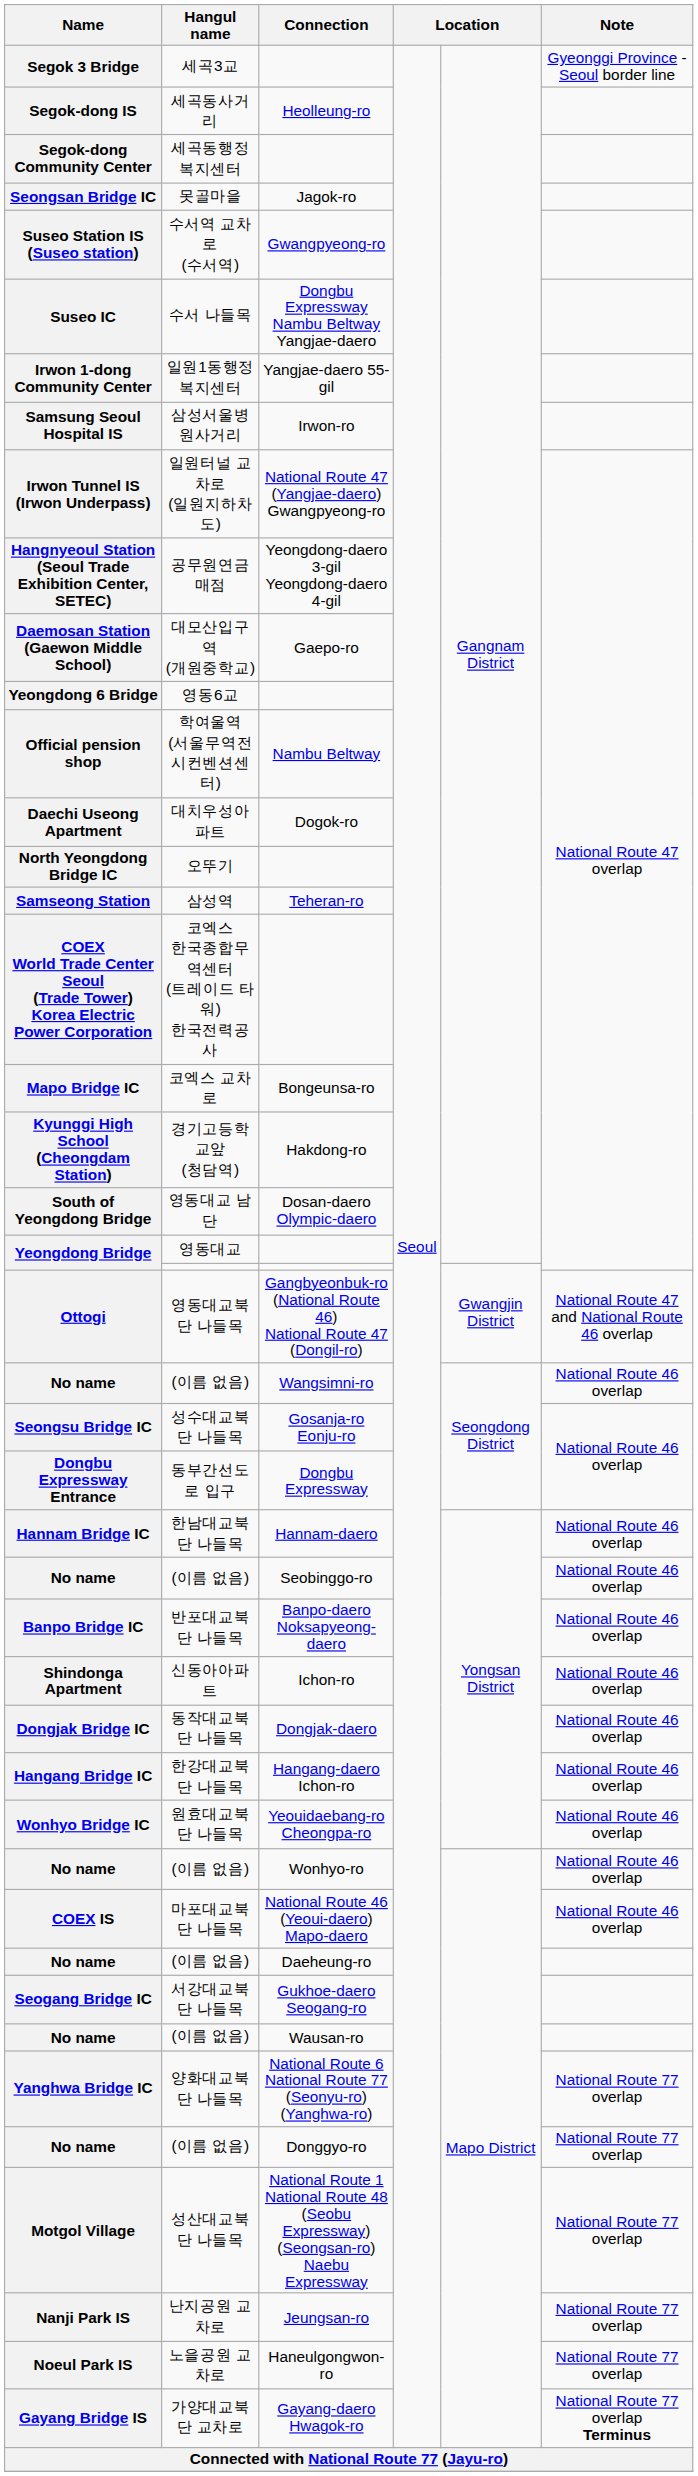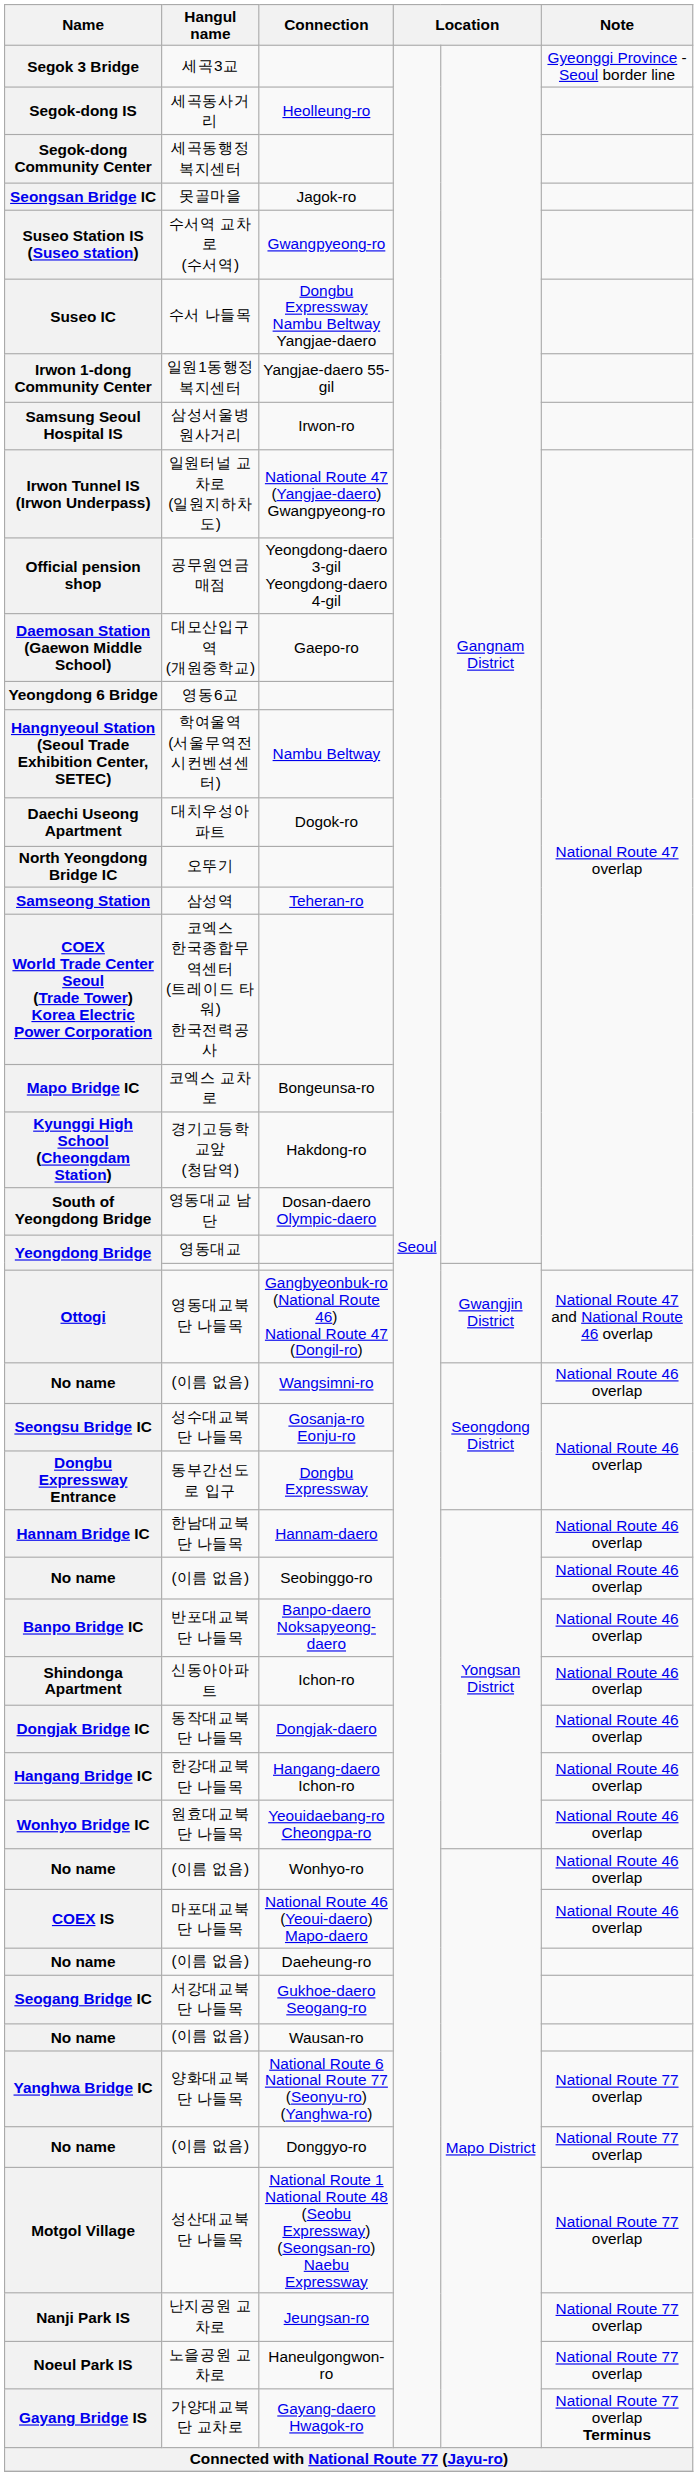(83, 575) Hangnyeoul Station (Seoul Trade Exhibition Center, SETEC) -> (83, 575) Official pension shop
(83, 753) Official pension shop -> (83, 753) Hangnyeoul Station (Seoul Trade Exhibition Center, SETEC)
